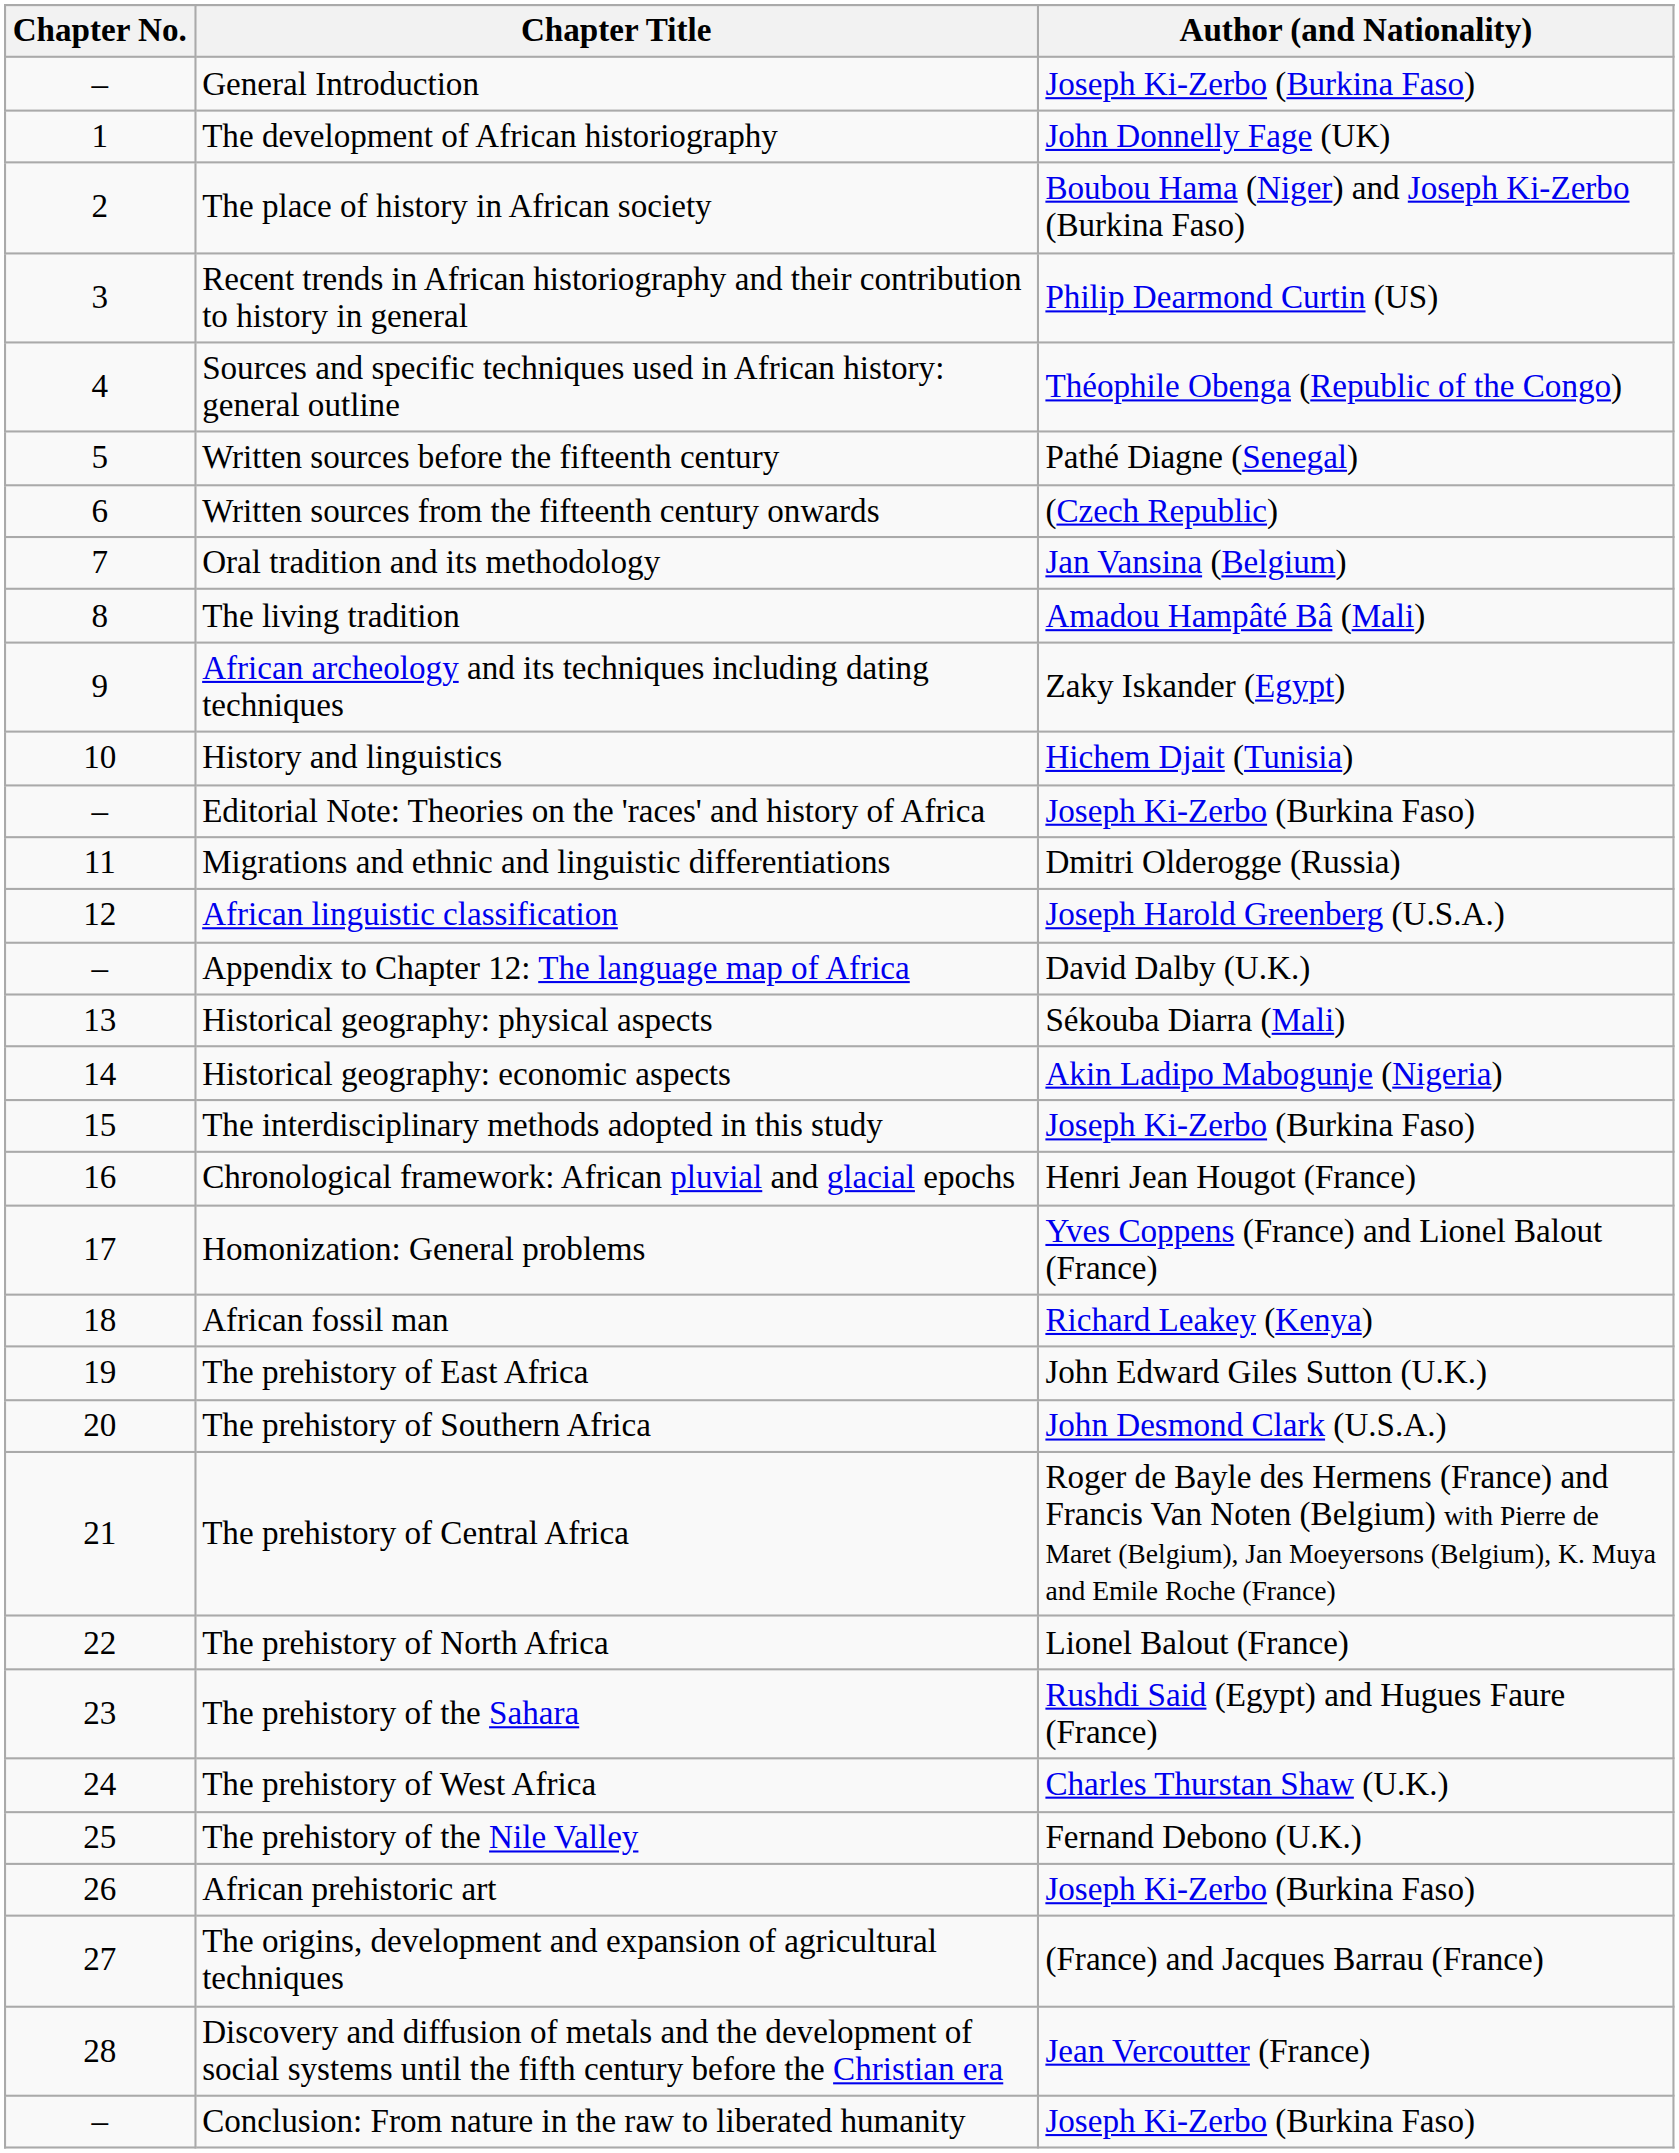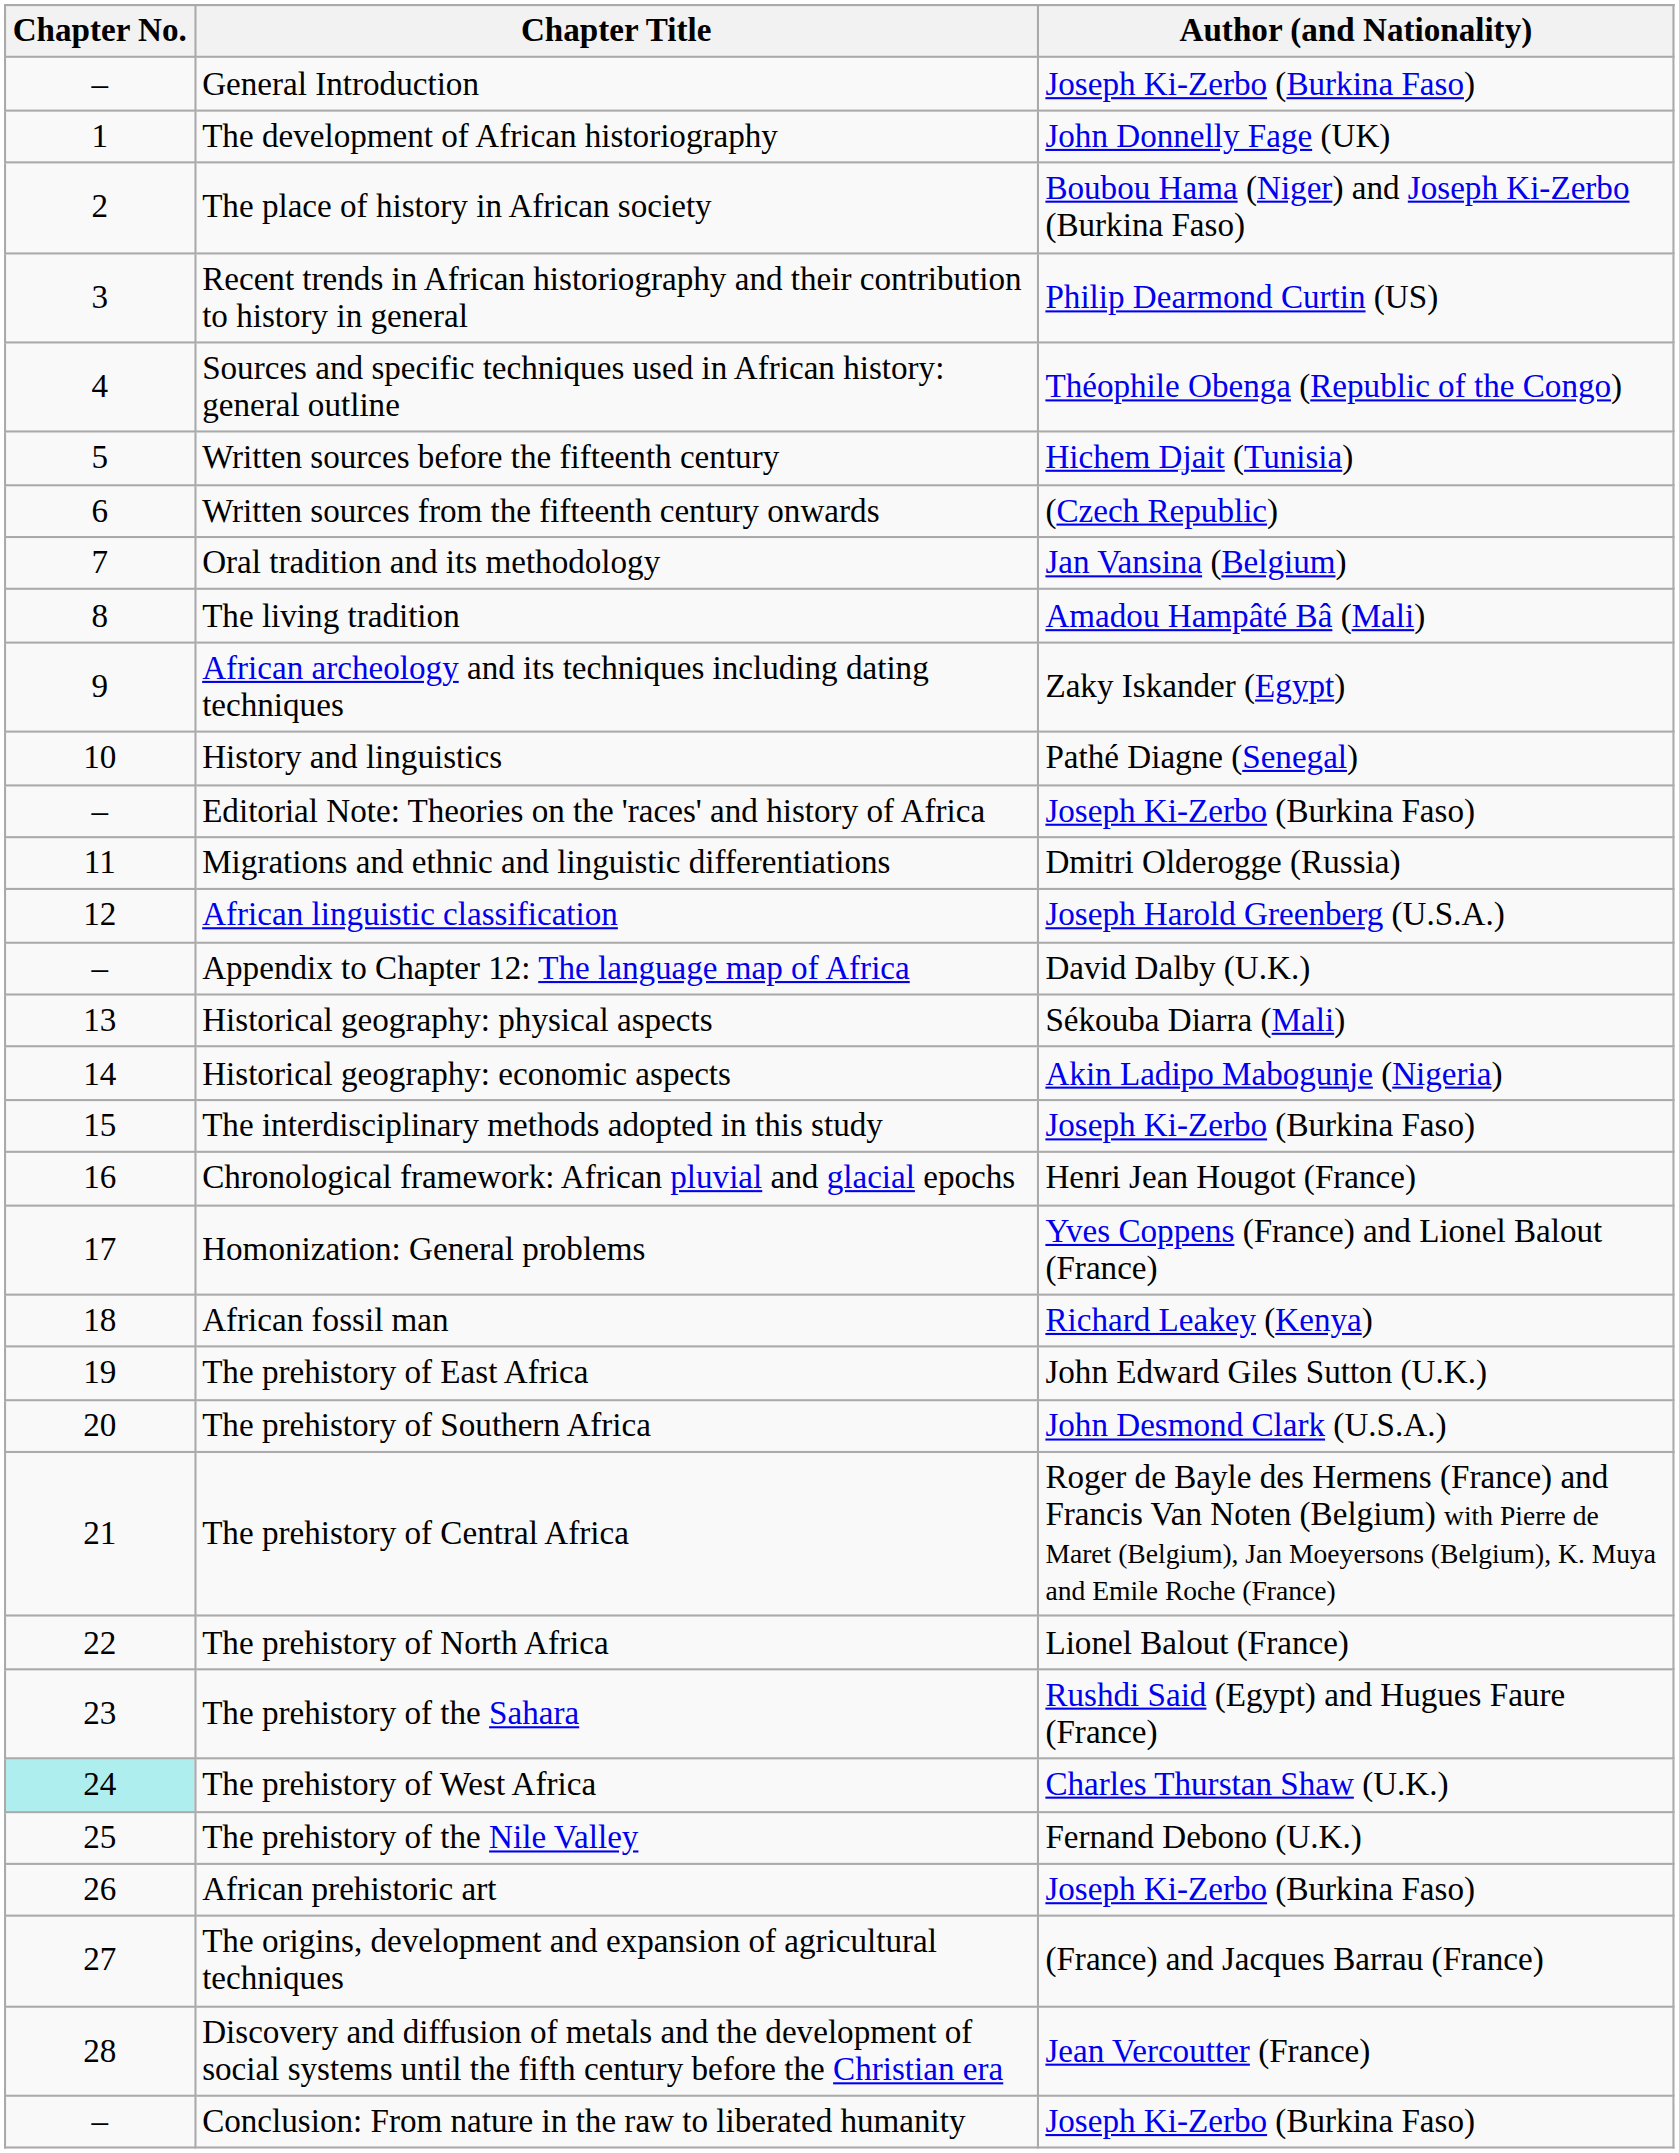(1202, 457) Pathé Diagne (Senegal) -> (1199, 457) Hichem Djait (Tunisia)
(1199, 757) Hichem Djait (Tunisia) -> (1202, 757) Pathé Diagne (Senegal)
(100, 1784) no background -> (100, 1784) paleturquoise background
